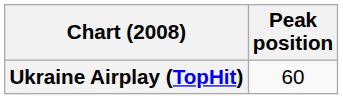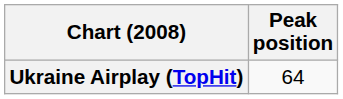(293, 76) 60 -> (293, 76) 64
